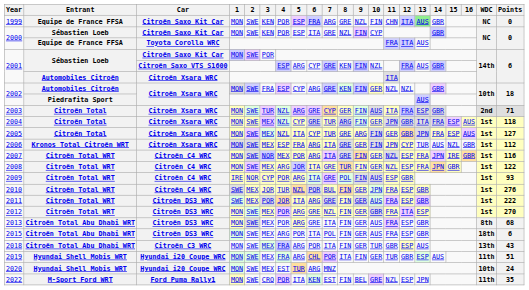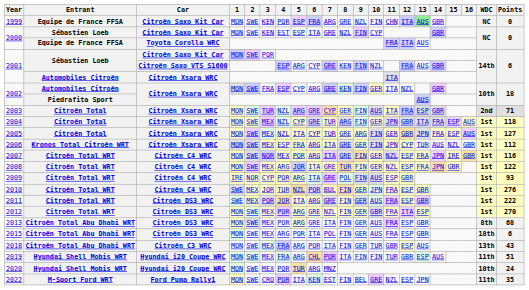(283, 32) POR -> (283, 32) EST
(392, 89) NZL -> (392, 89) ITA
(376, 257) GER -> (376, 257) FIN
(283, 268) EST -> (283, 268) POR
